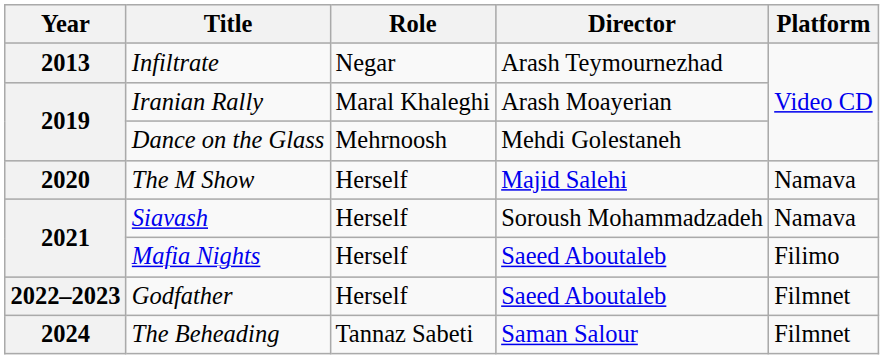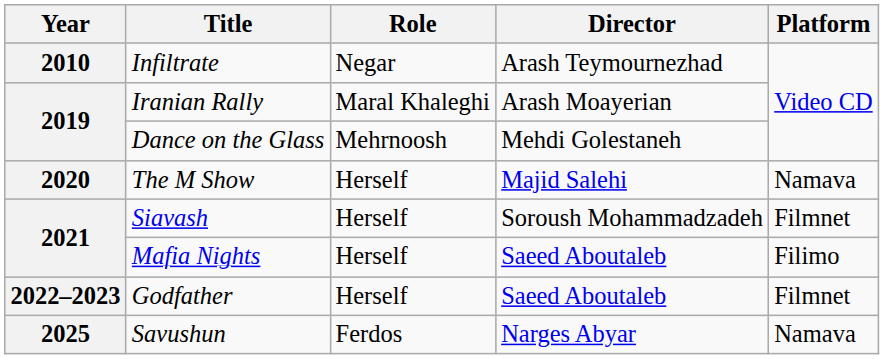(65, 62) 2013 -> (65, 62) 2010
(815, 218) Namava -> (812, 218) Filmnet
- row: (206, 334)
+ row: (179, 334)
